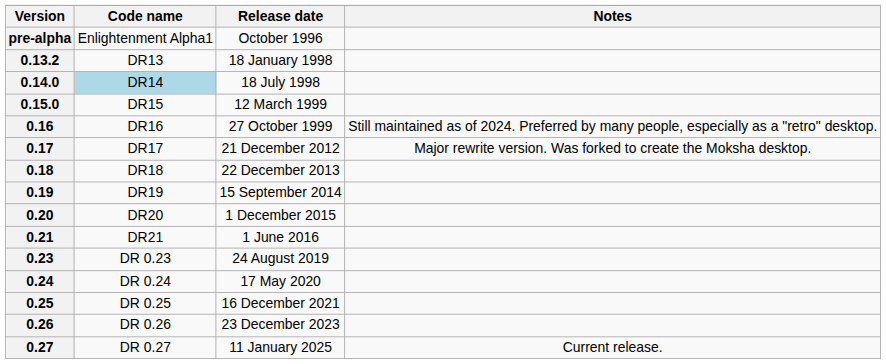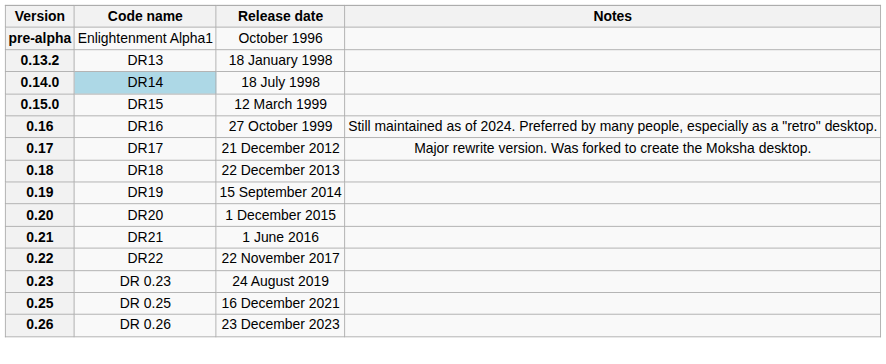+ row: (40, 259)
- row: (40, 281)
- row: (40, 347)
